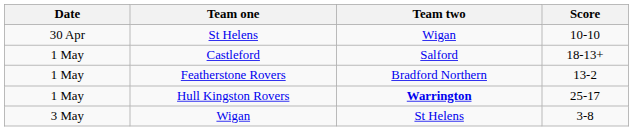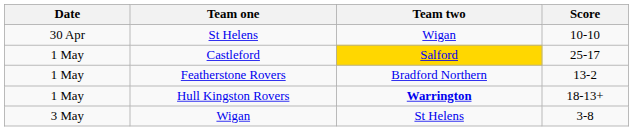(439, 55) no background -> (439, 55) gold background
(585, 55) 18-13+ -> (585, 55) 25-17
(585, 95) 25-17 -> (585, 95) 18-13+
